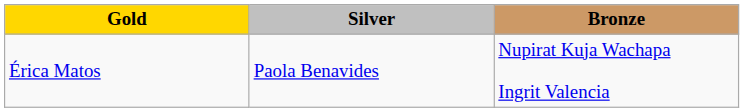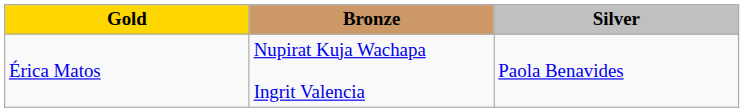columns swapped: (372, 19) <-> (616, 19)
